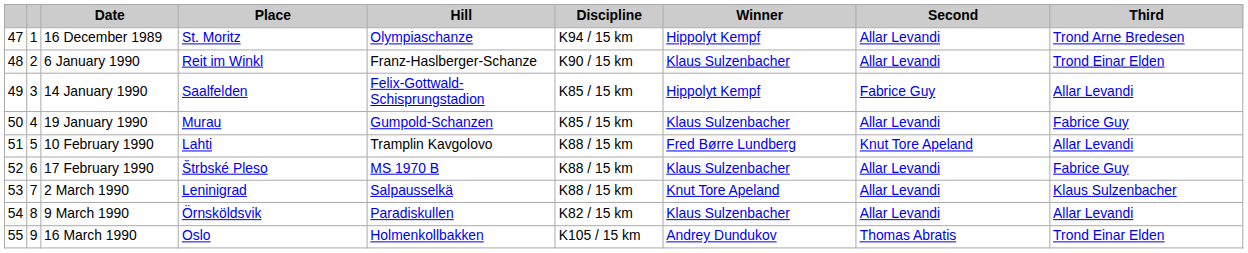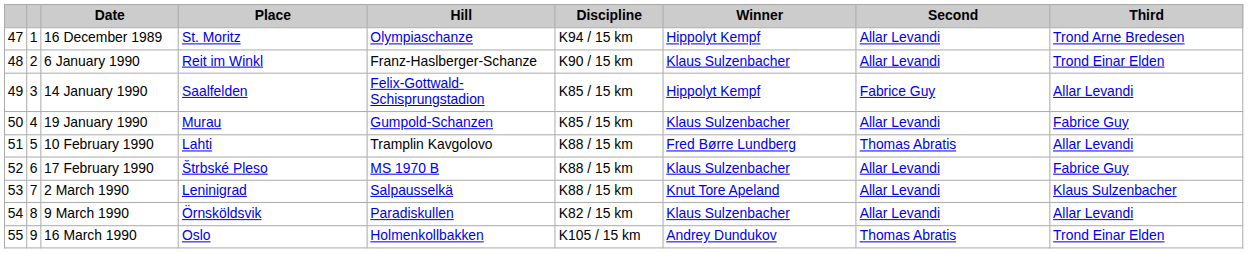(916, 145) Knut Tore Apeland -> (908, 145) Thomas Abratis
